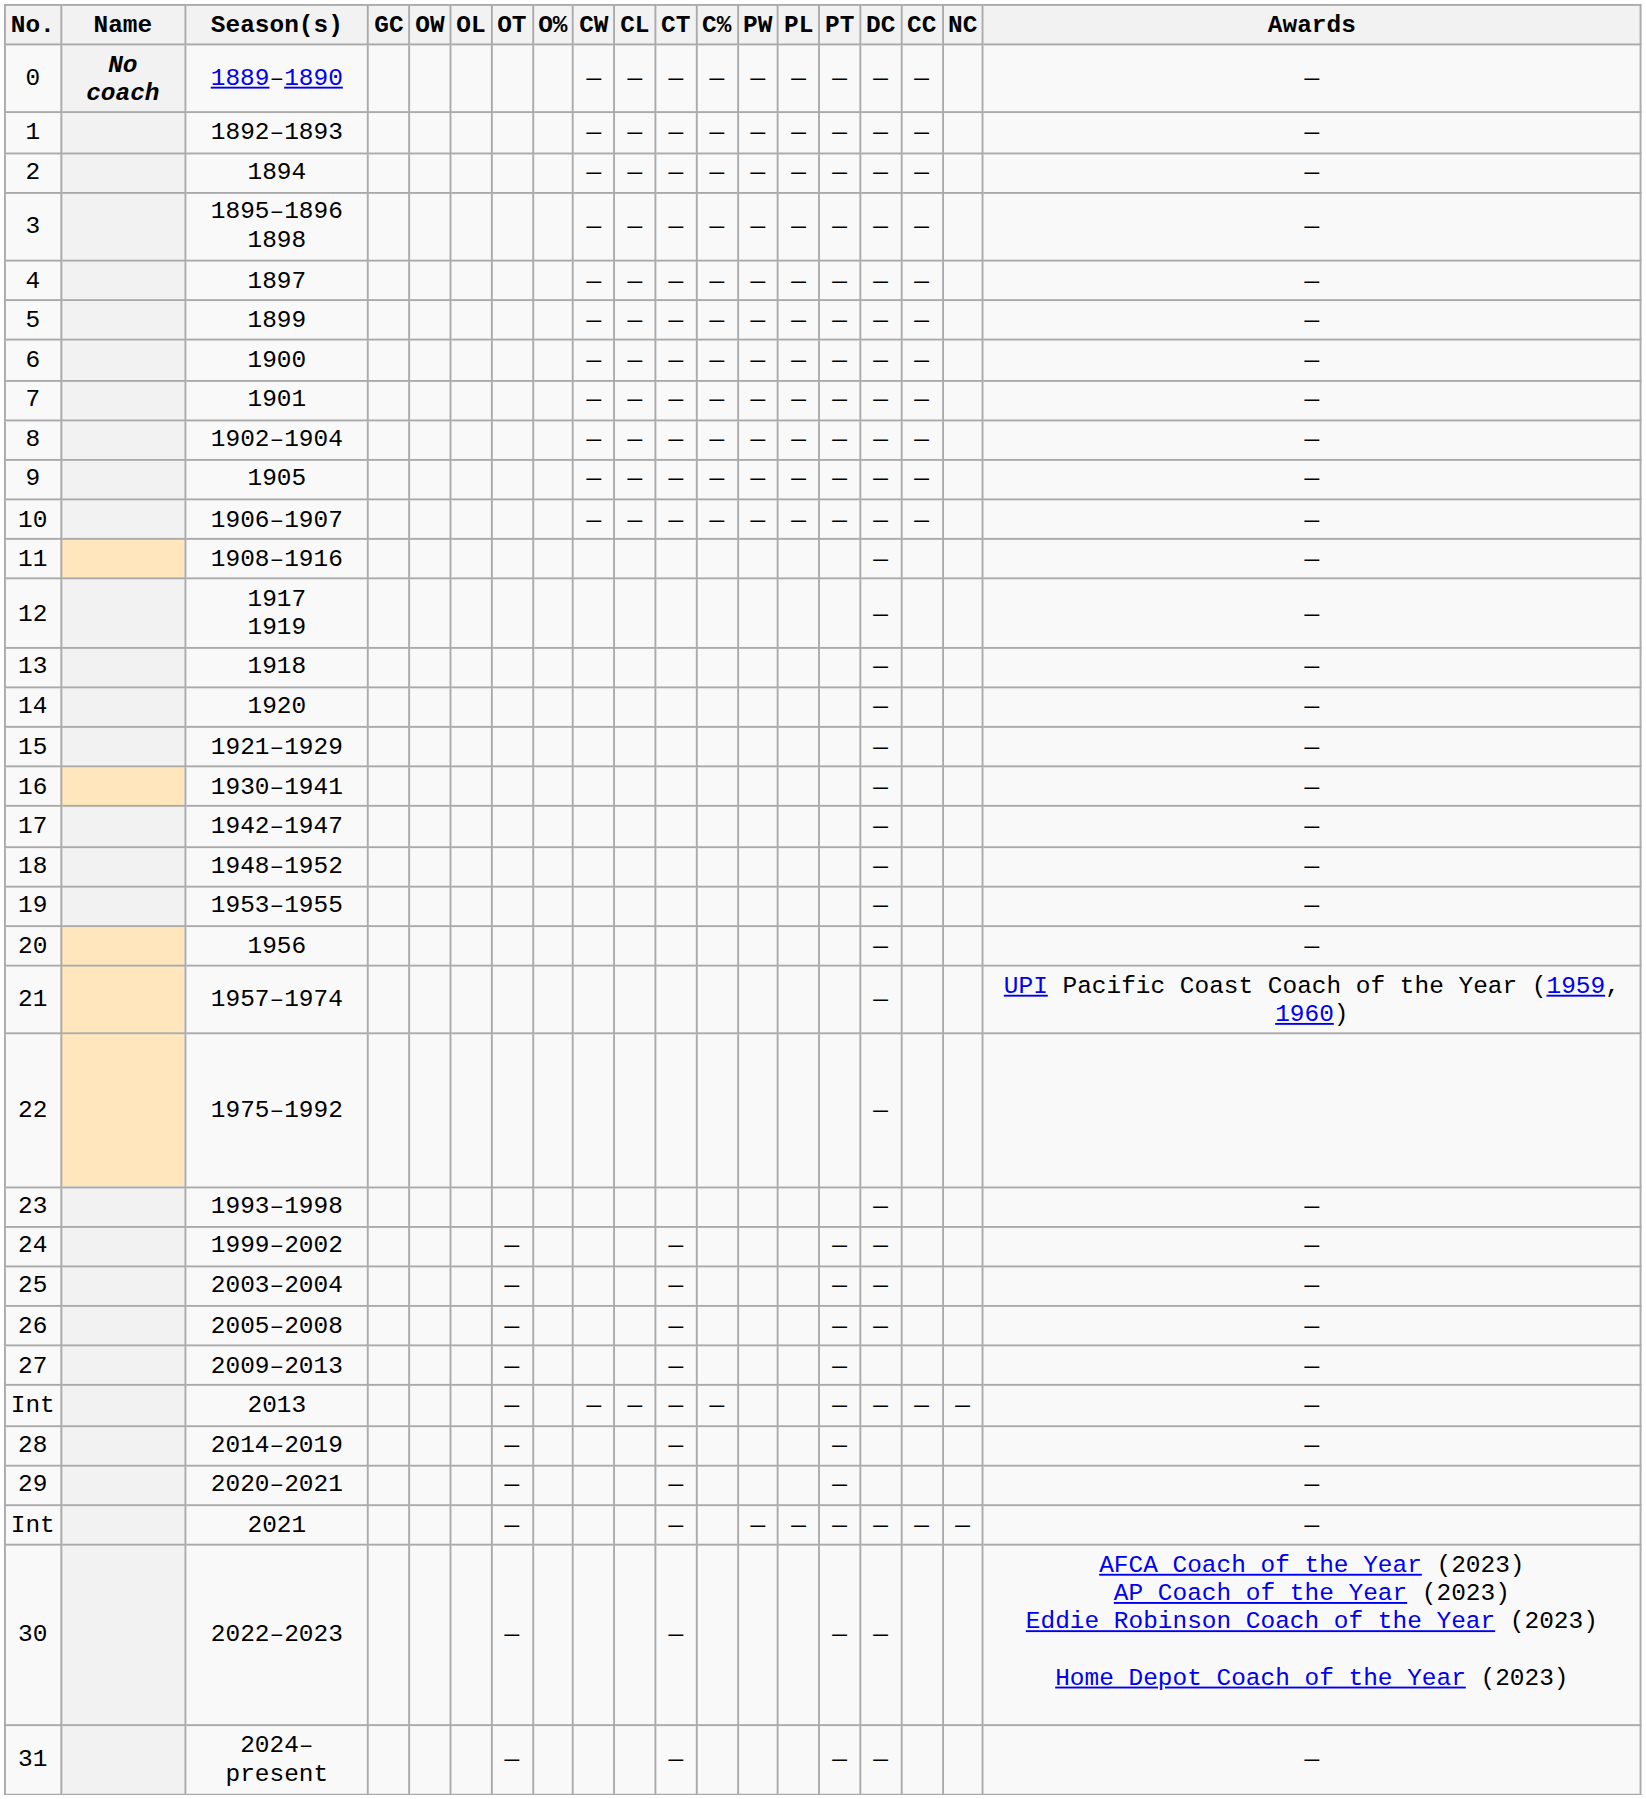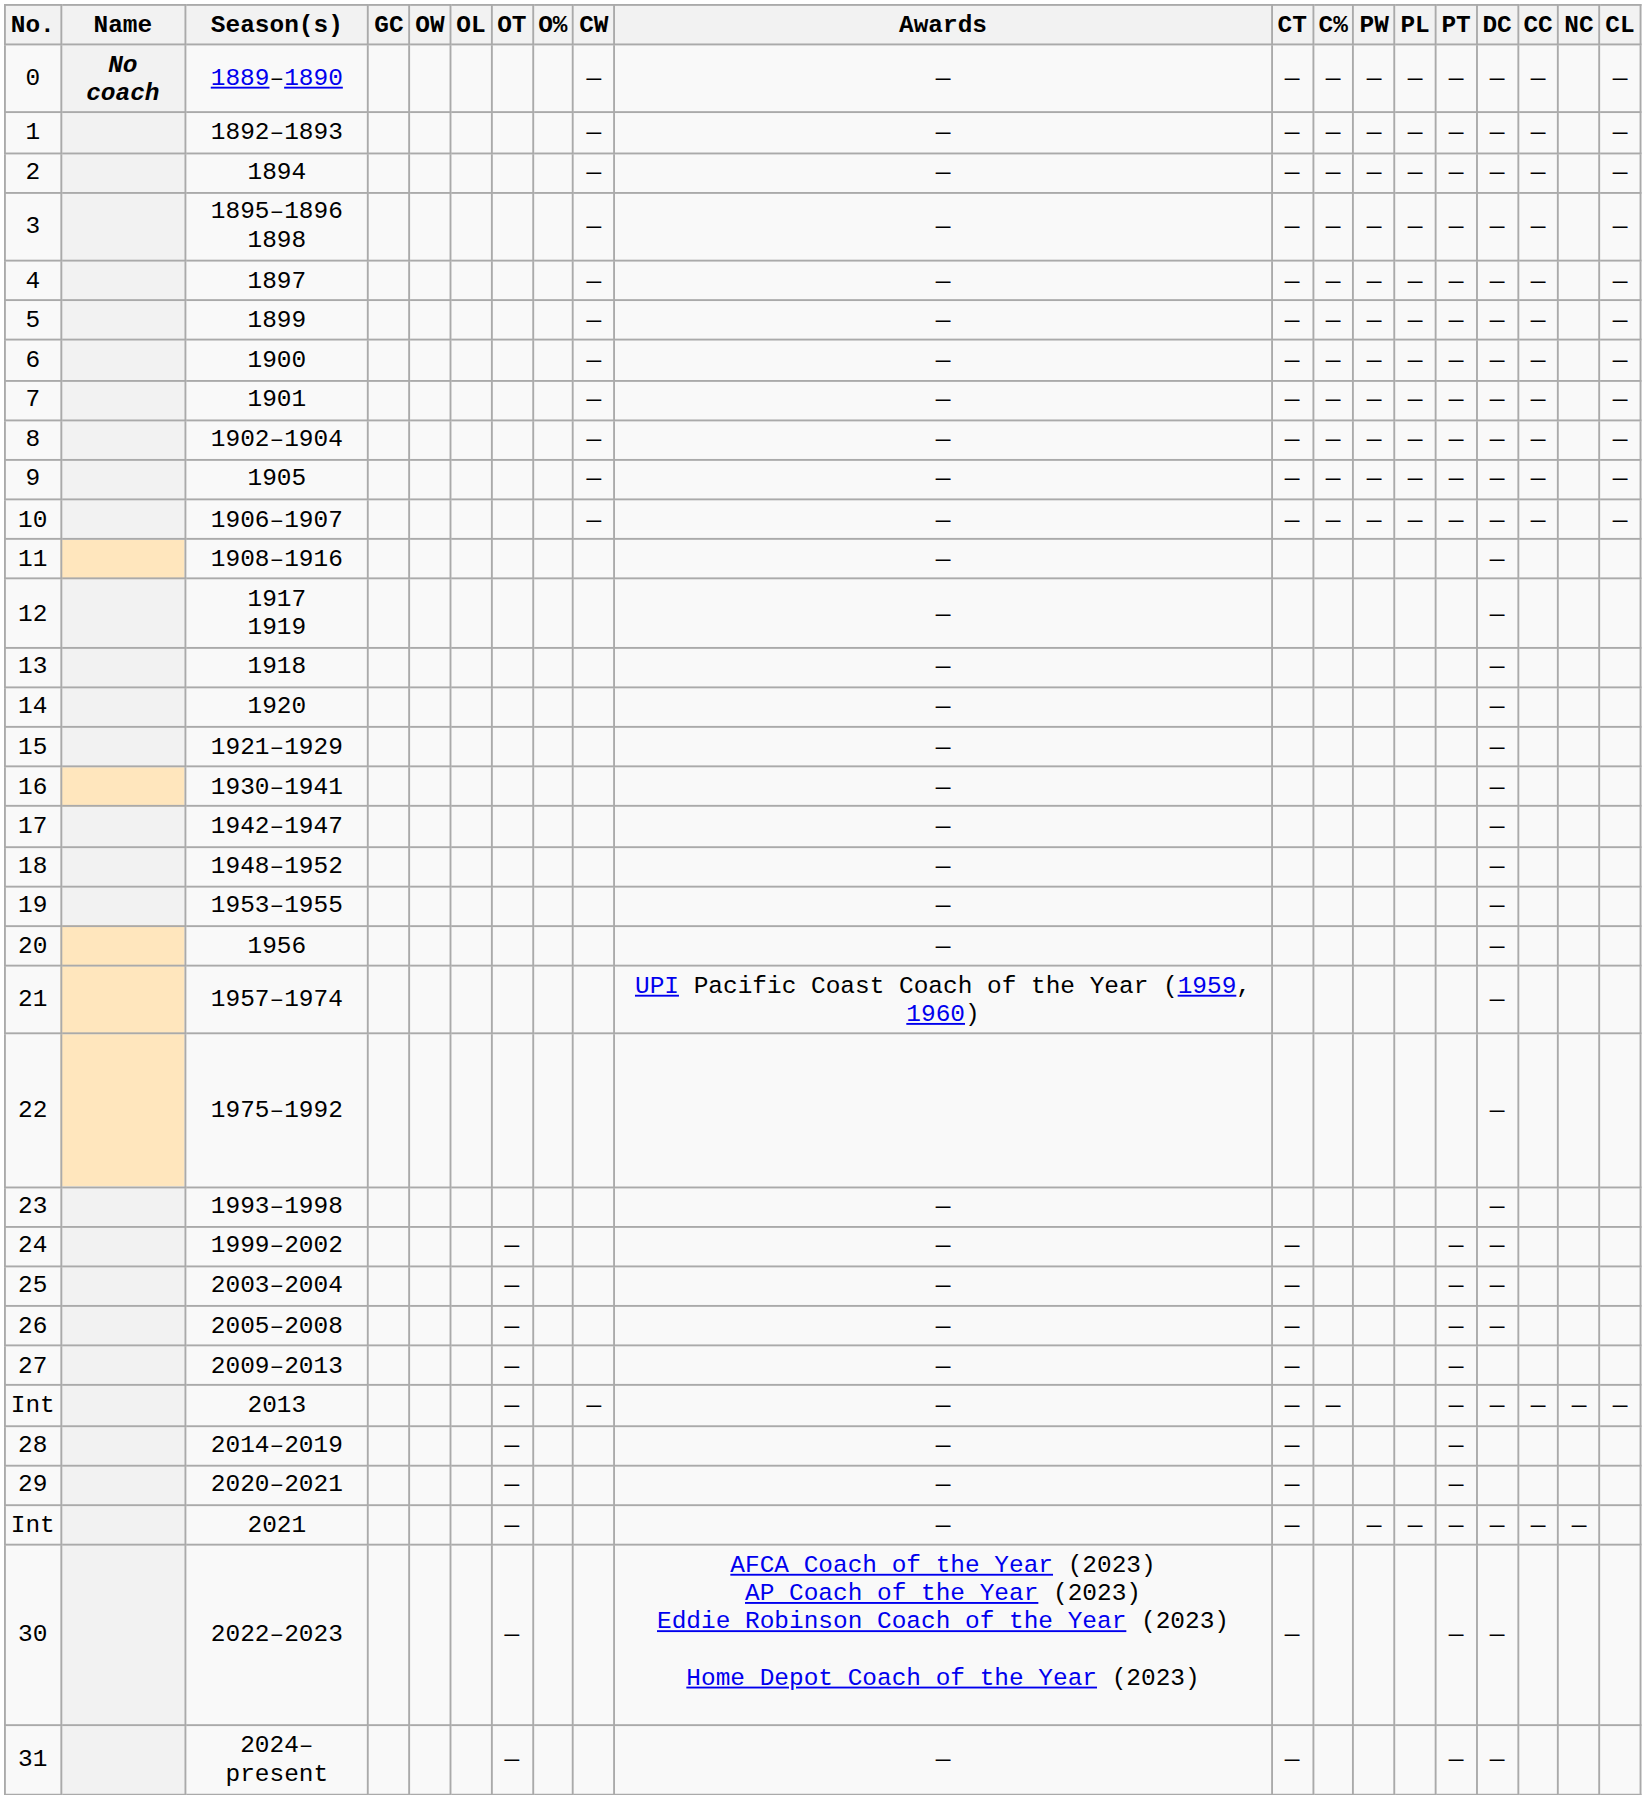columns swapped: (635, 25) <-> (1312, 25)
